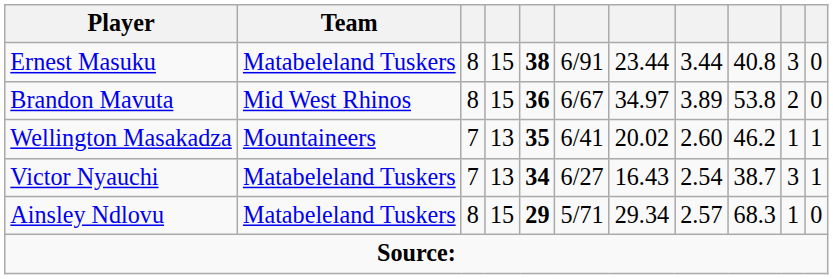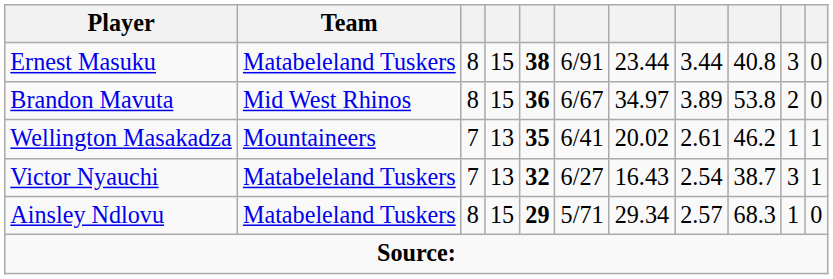(701, 138) 2.60 -> (701, 138) 2.61
(537, 176) 34 -> (537, 176) 32
